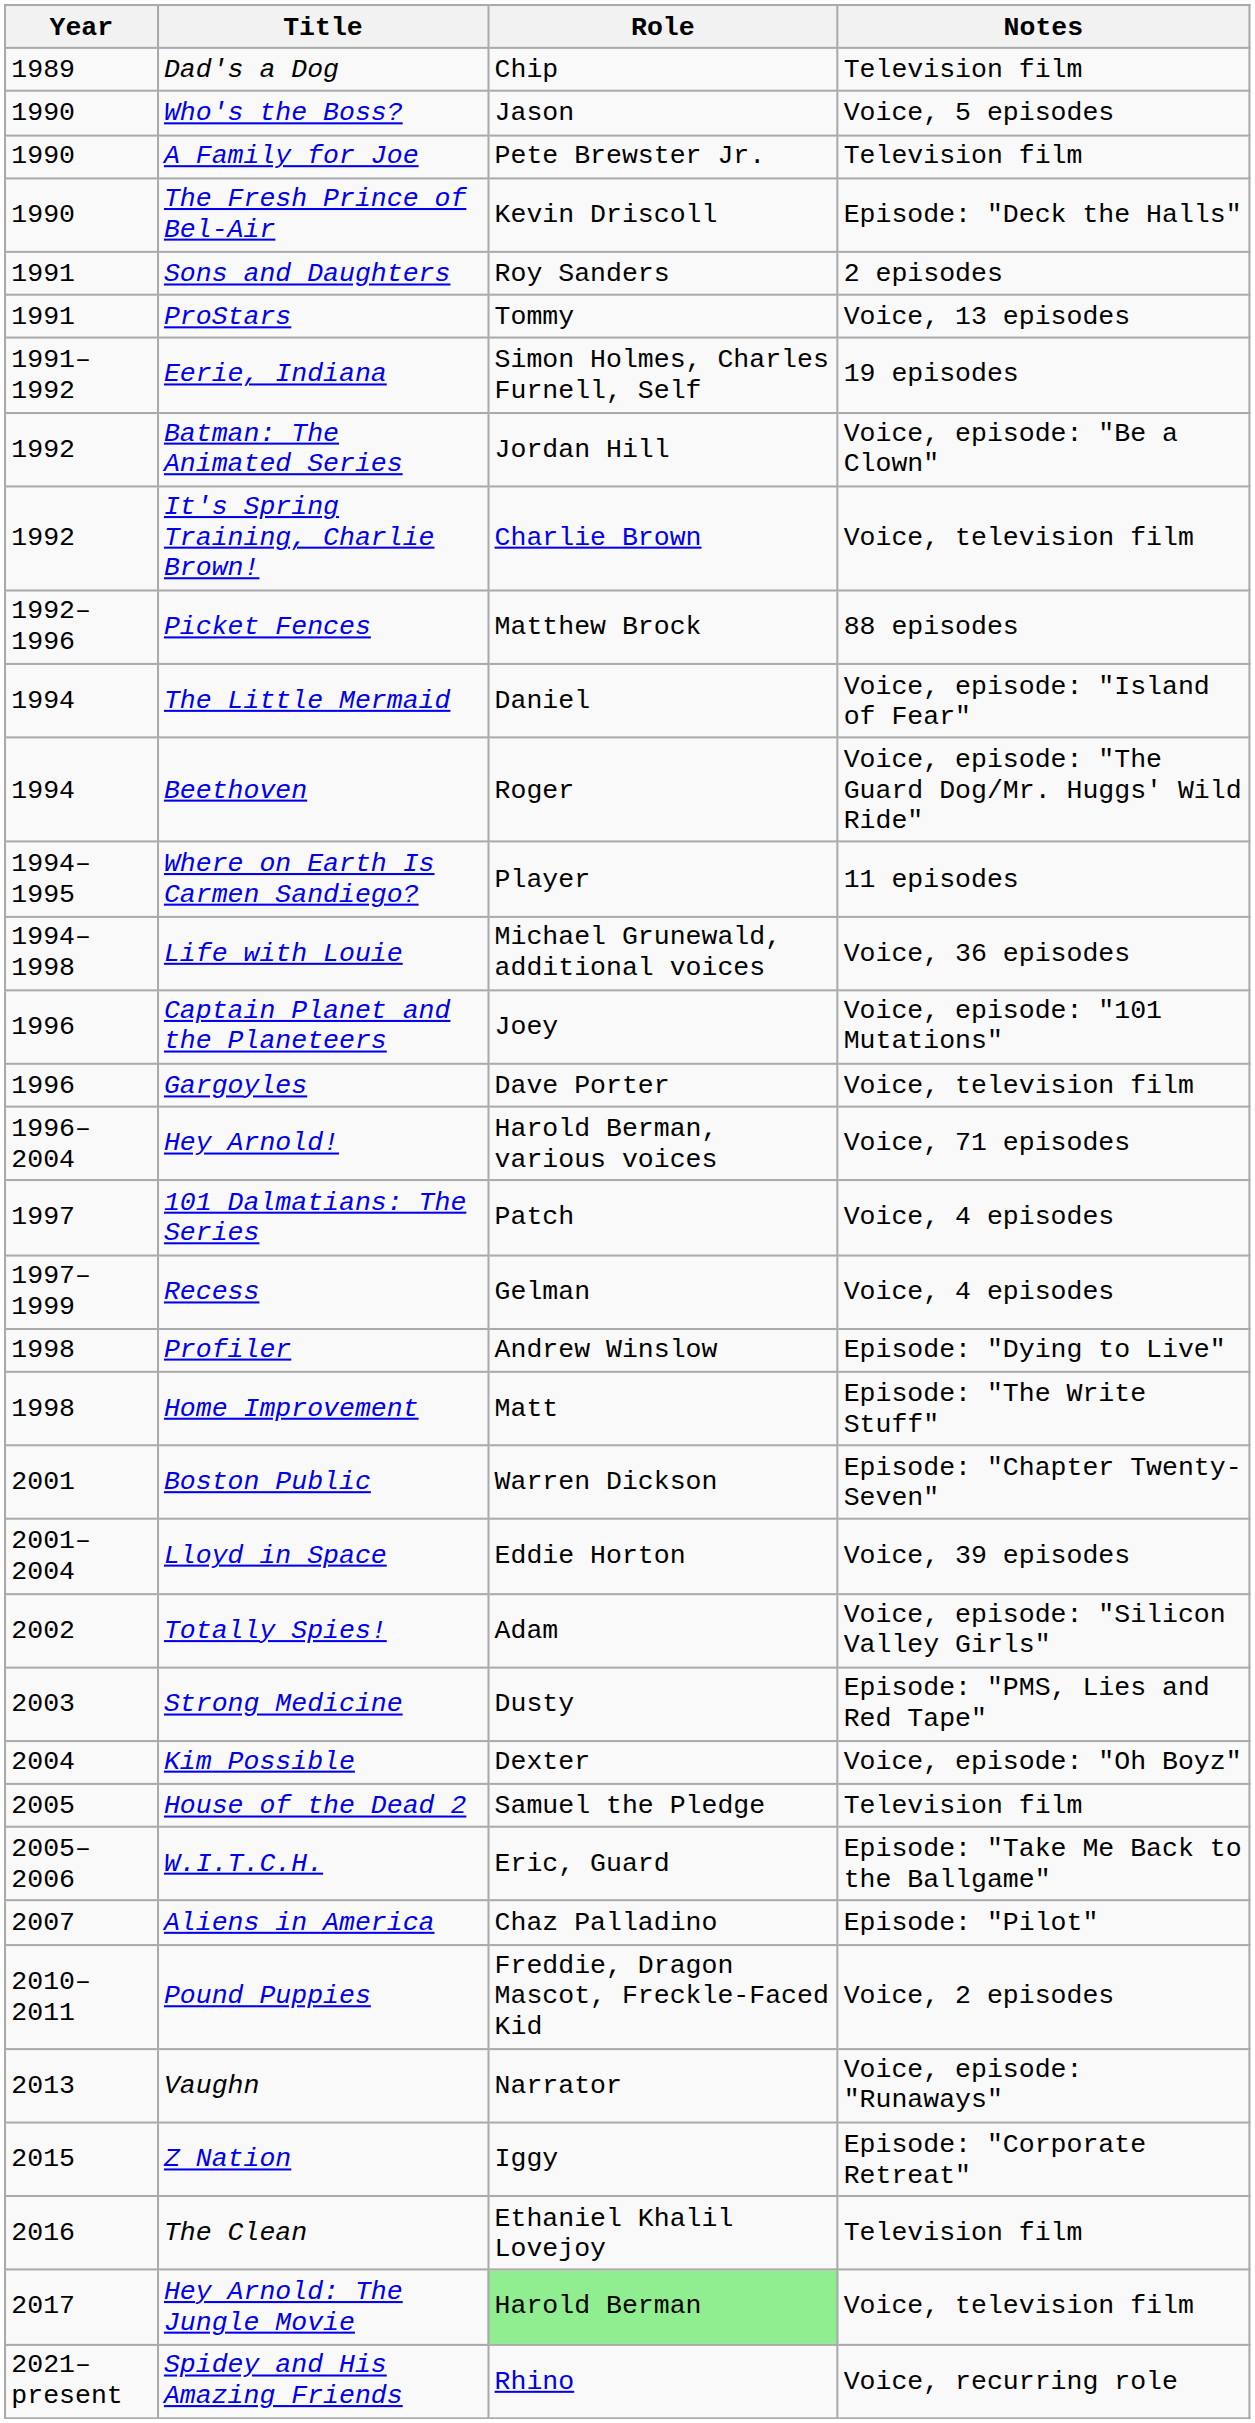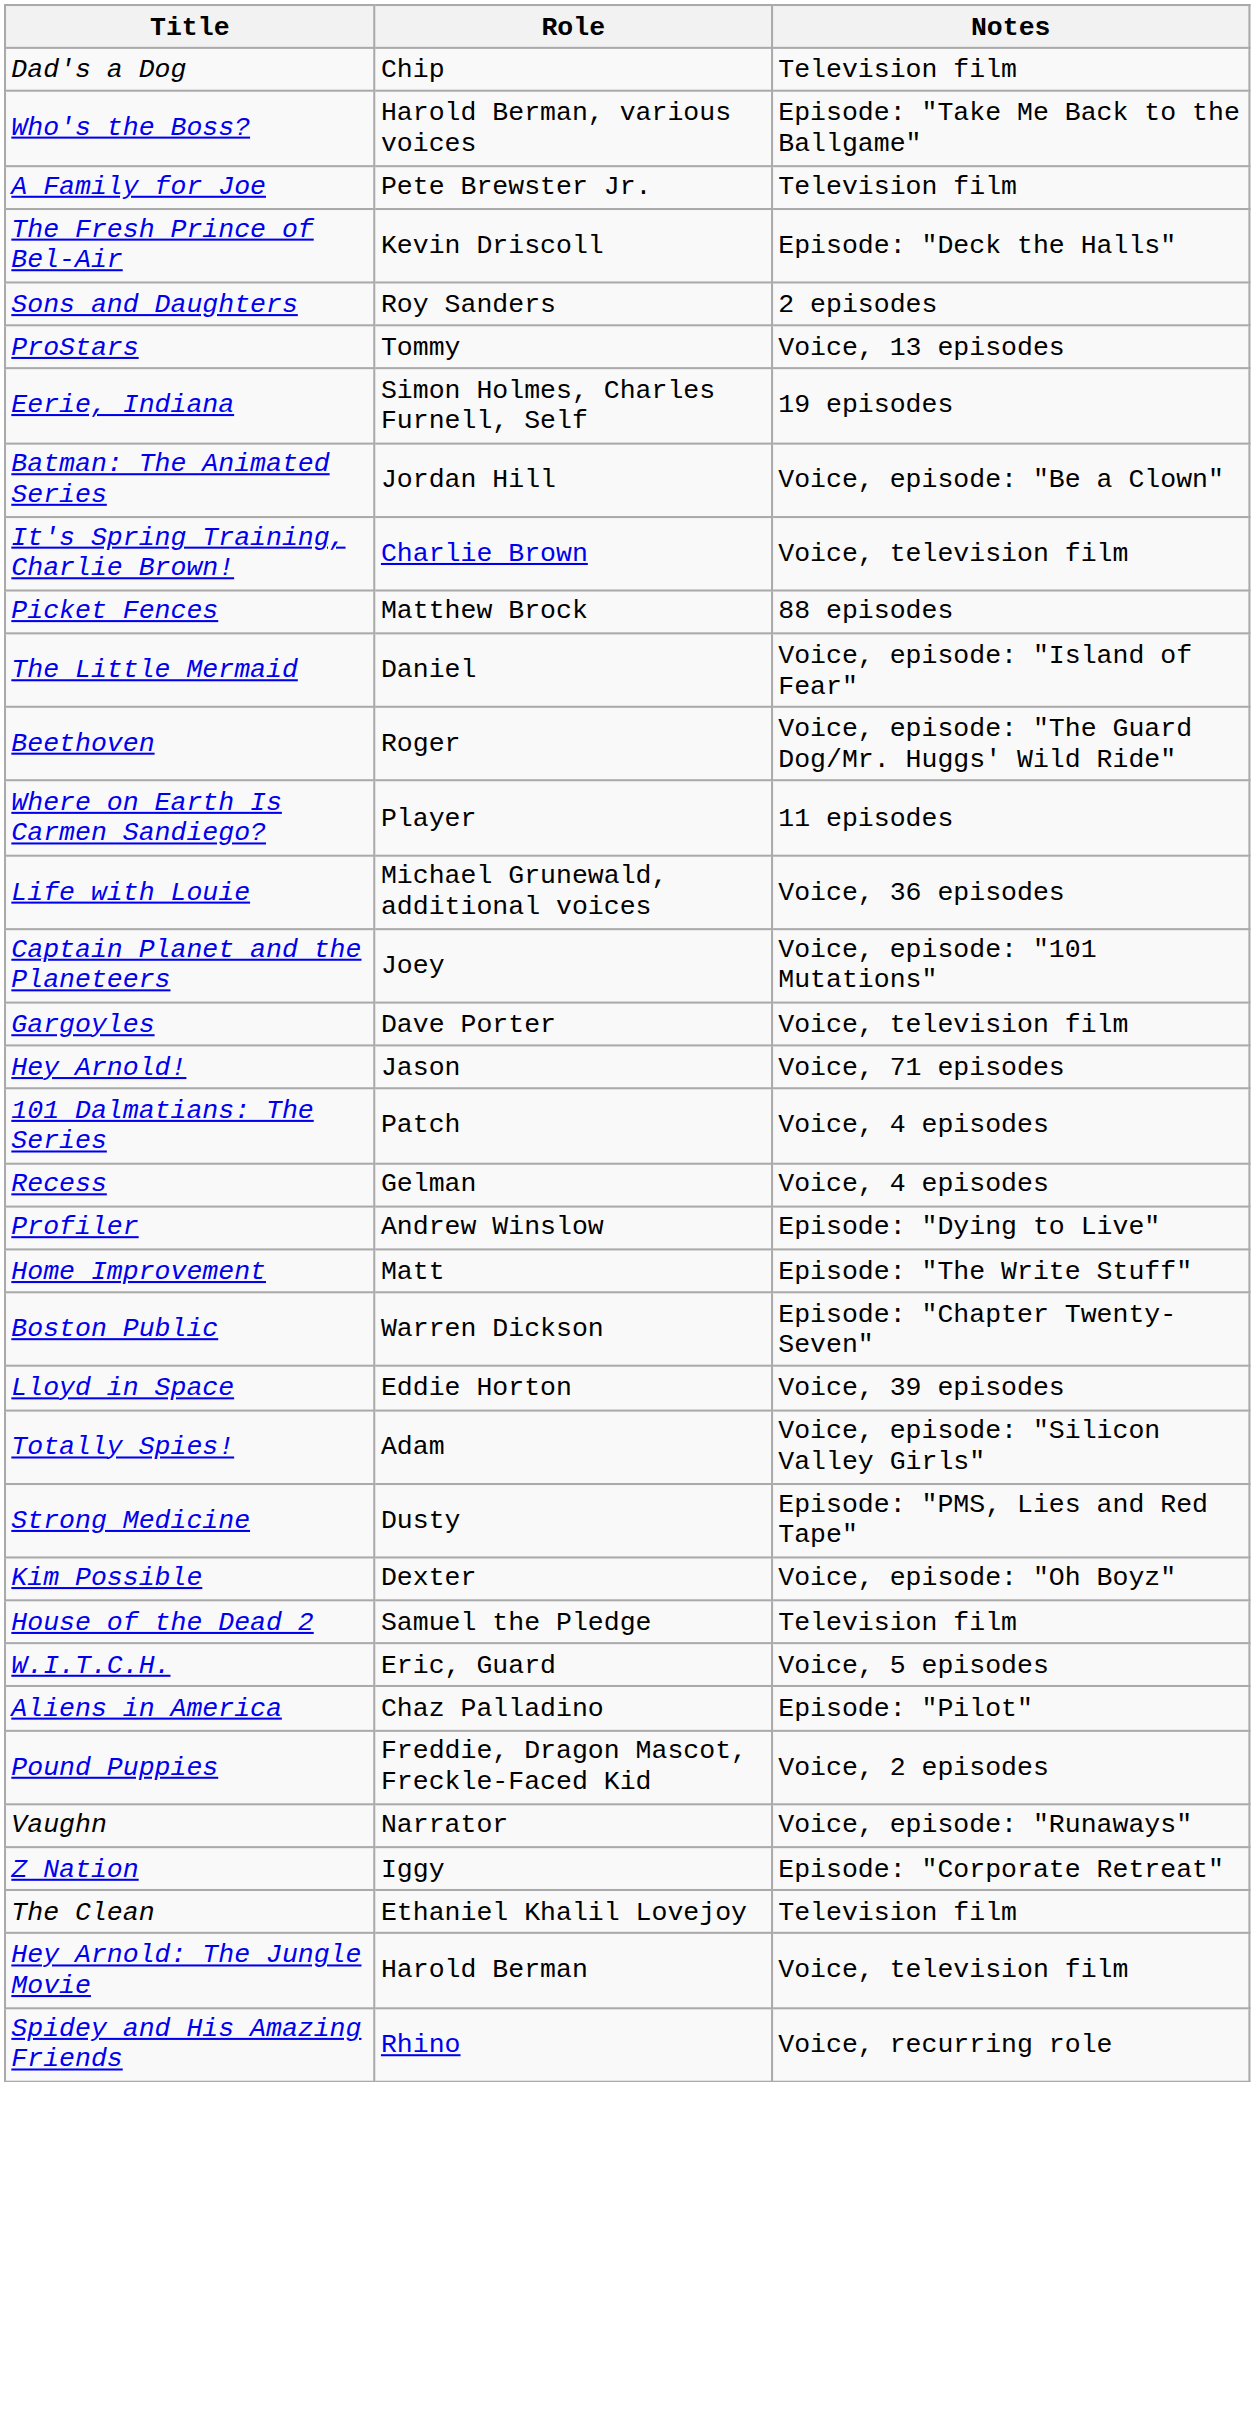- column: (81, 27)
(534, 113) Jason -> (556, 128) Harold Berman, various voices
(979, 113) Voice, 5 episodes -> (1009, 128) Episode: "Take Me Back to the Ballgame"
(606, 1144) Harold Berman, various voices -> (421, 1067) Jason
(1043, 1864) Episode: "Take Me Back to the Ballgame" -> (914, 1665) Voice, 5 episodes
(598, 2307) lightgreen background -> (484, 1970) no background
